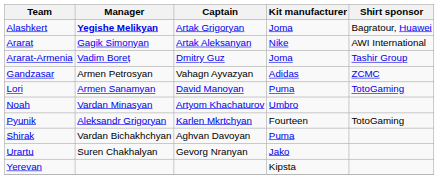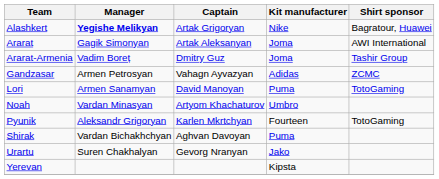(281, 27) Joma -> (279, 27) Nike
(279, 43) Nike -> (281, 43) Joma
